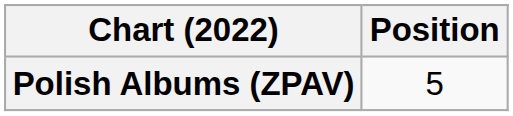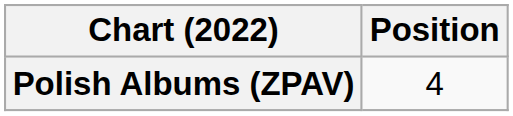(435, 82) 5 -> (435, 82) 4
